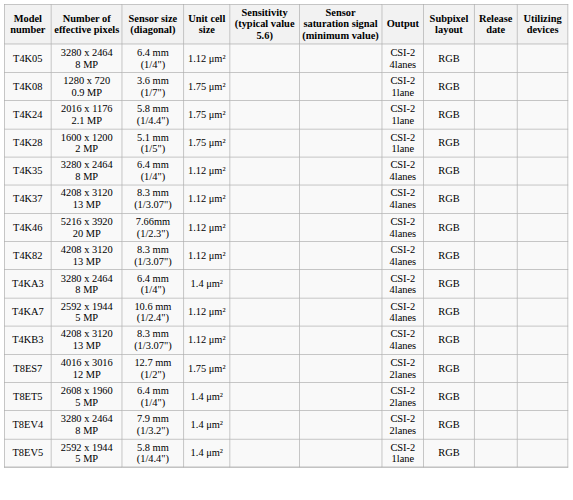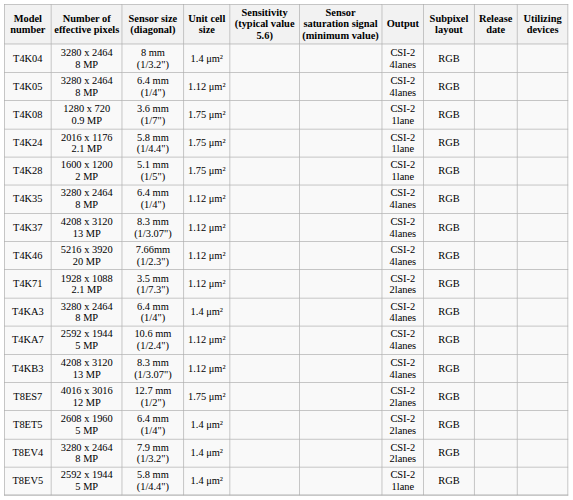+ row: (28, 58)
+ row: (28, 284)
- row: (28, 255)
